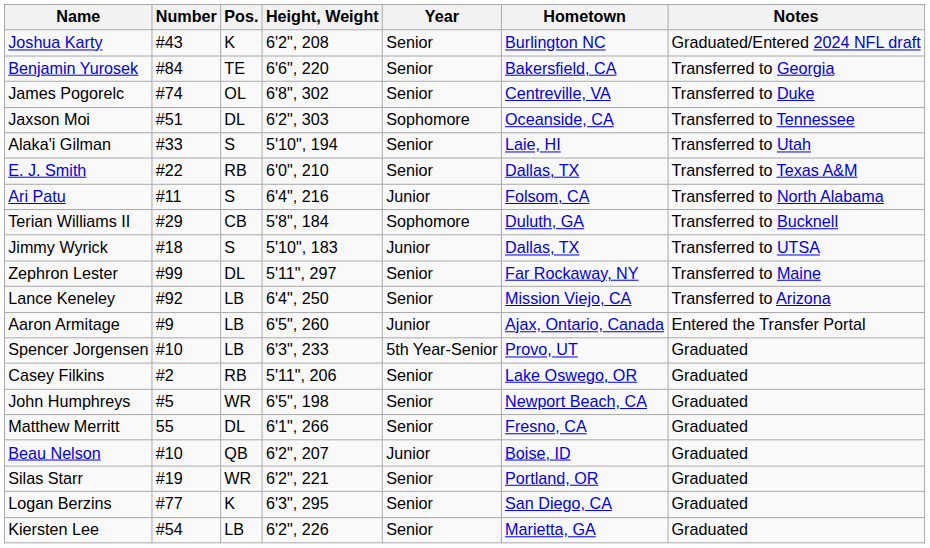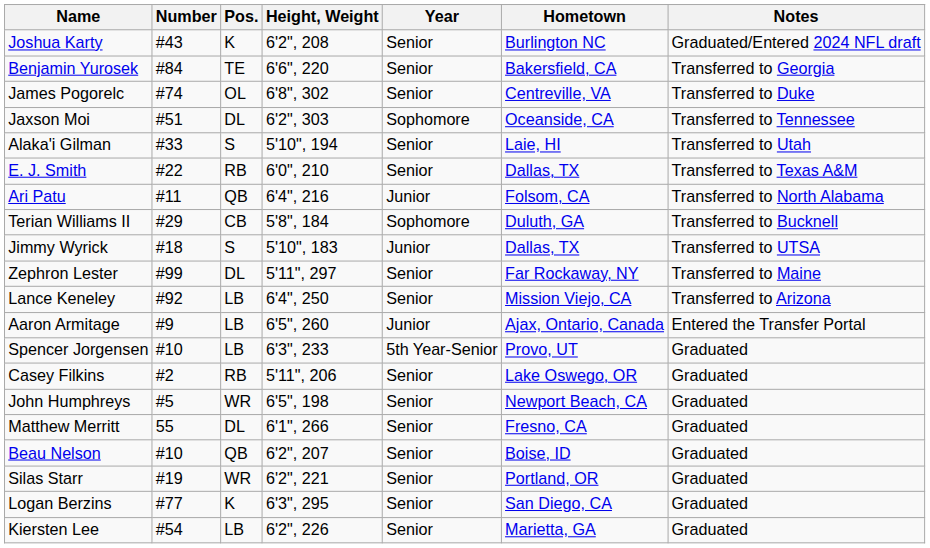(230, 196) S -> (236, 196) QB
(408, 453) Junior -> (410, 453) Senior
